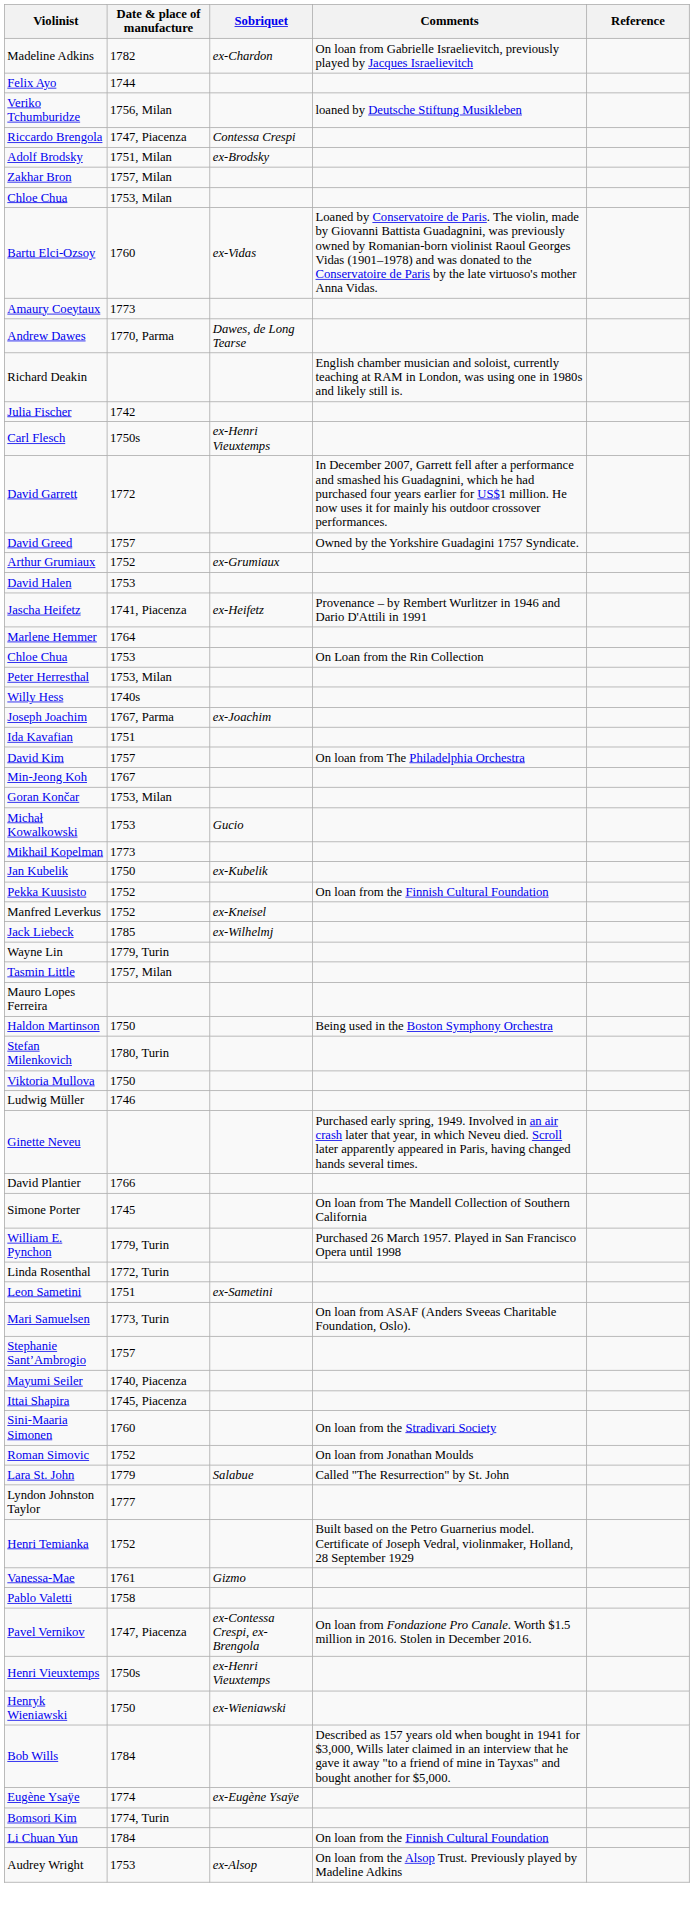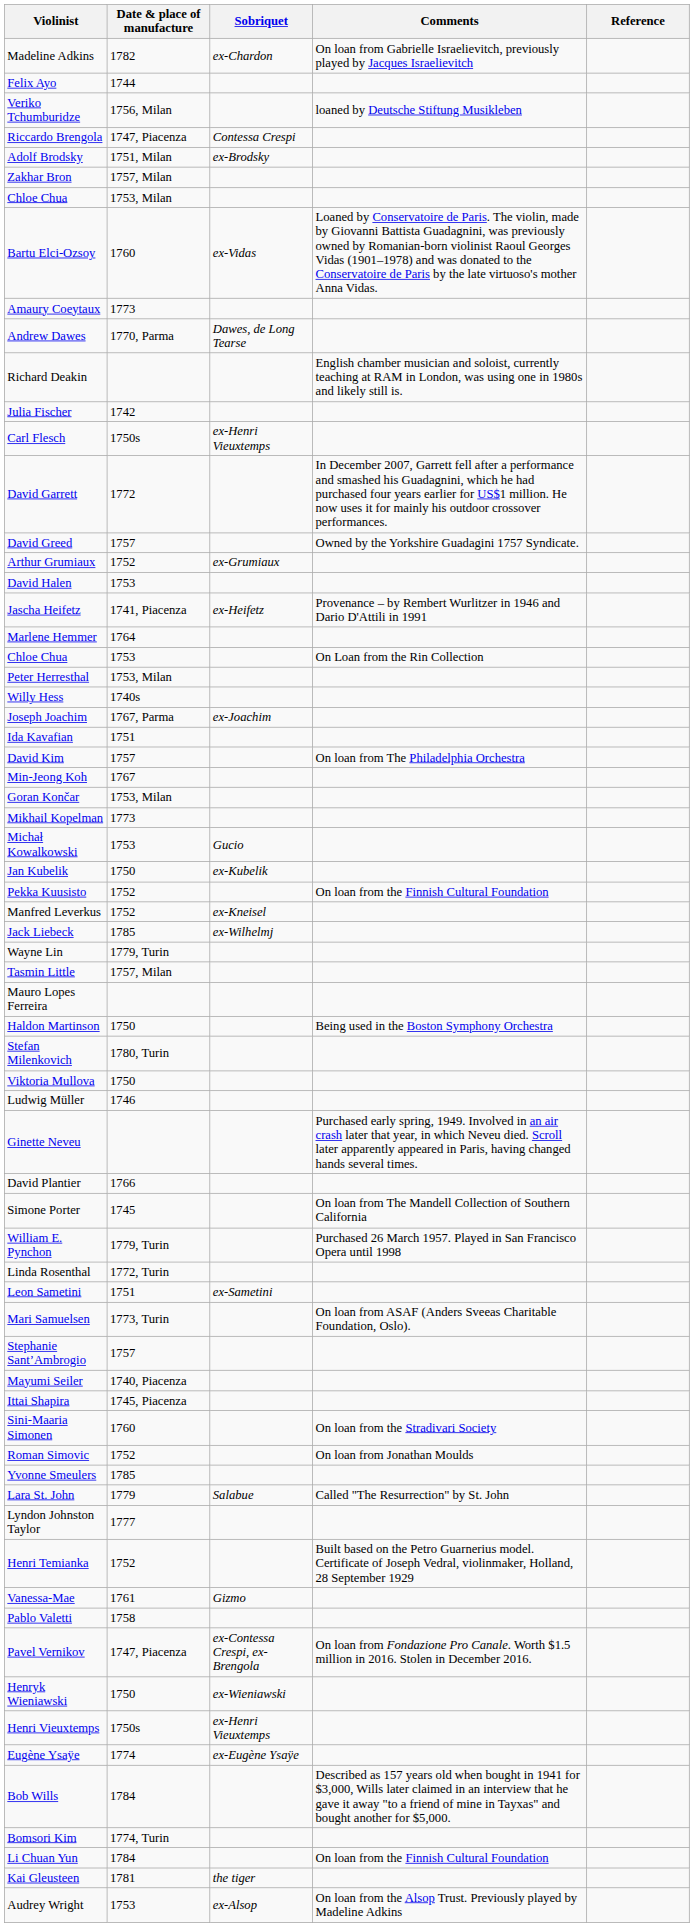rows swapped: (55, 851) <-> (42, 824)
+ row: (52, 1475)
rows swapped: (53, 1673) <-> (37, 1707)
rows swapped: (33, 1756) <-> (43, 1797)
+ row: (43, 1877)
